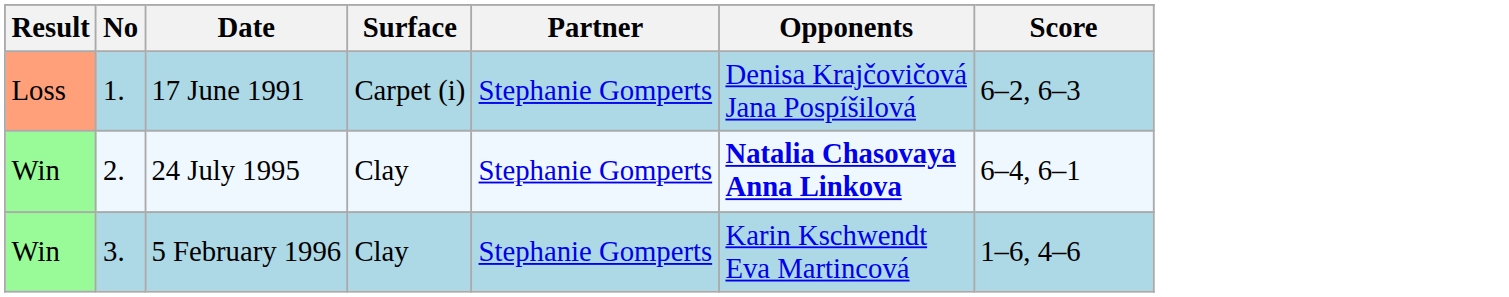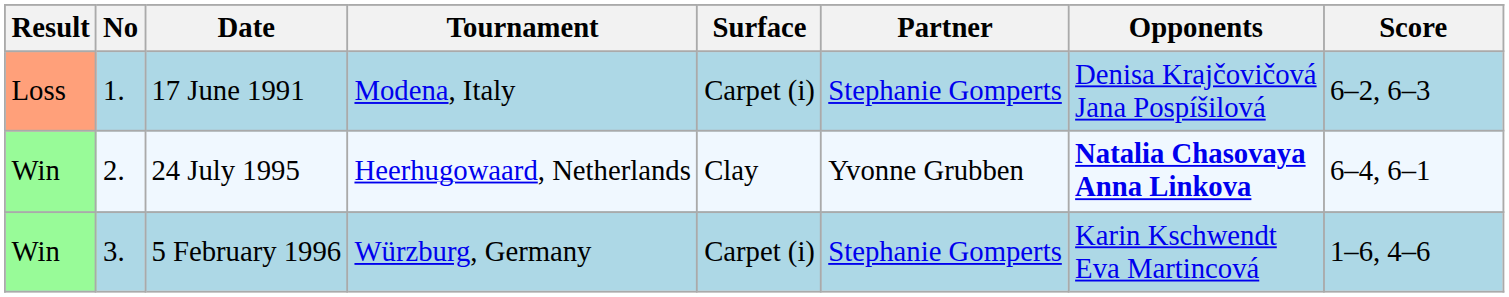+ column: (523, 27)
(595, 170) Stephanie Gomperts -> (926, 170) Yvonne Grubben
(382, 250) Clay -> (760, 250) Carpet (i)
